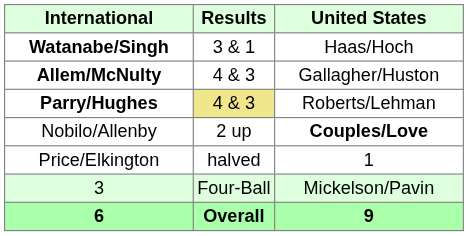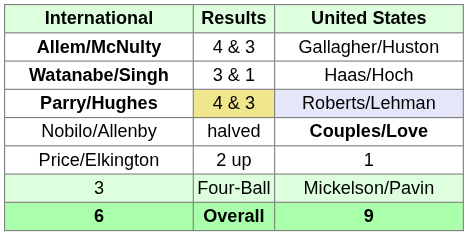rows swapped: (99, 75) <-> (99, 46)
(369, 103) no background -> (369, 103) lavender background
(234, 131) 2 up -> (234, 131) halved
(234, 159) halved -> (234, 159) 2 up
